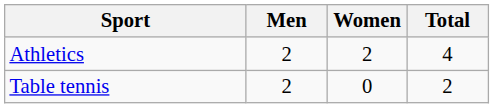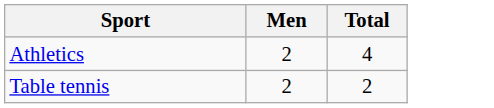- column: (367, 20)
